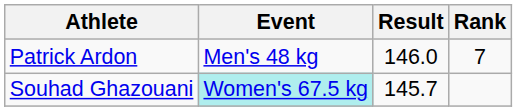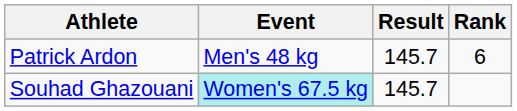(411, 56) 146.0 -> (411, 56) 145.7
(480, 56) 7 -> (480, 56) 6
